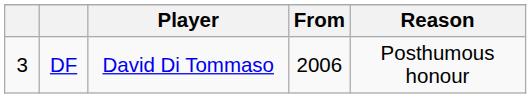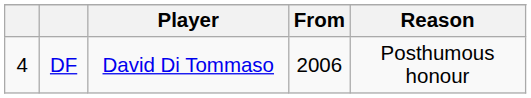(22, 64) 3 -> (22, 64) 4
